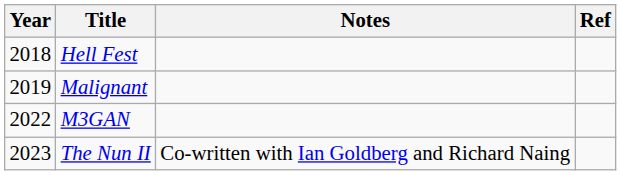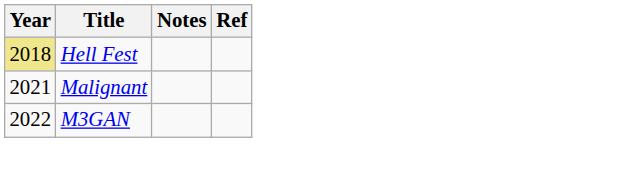(30, 53) no background -> (30, 53) khaki background
(30, 86) 2019 -> (30, 86) 2021
- row: (106, 152)
